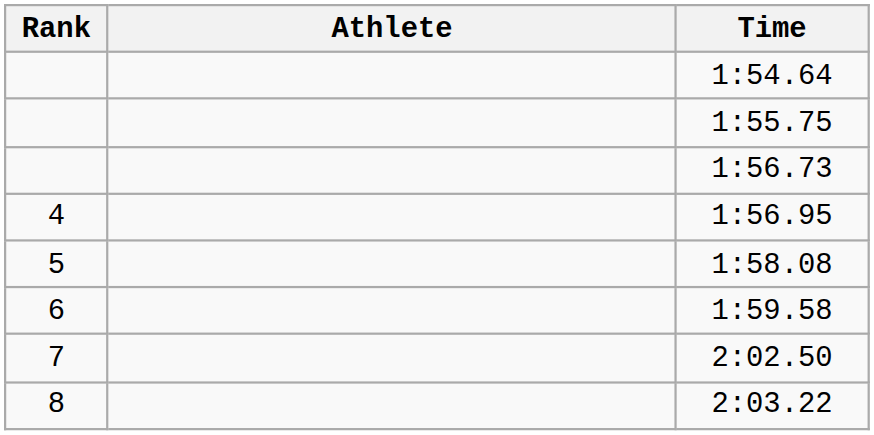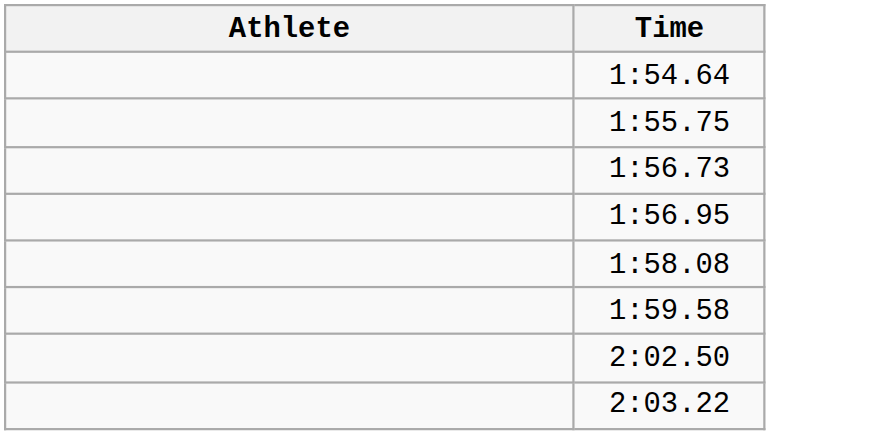- column: (56, 29)
